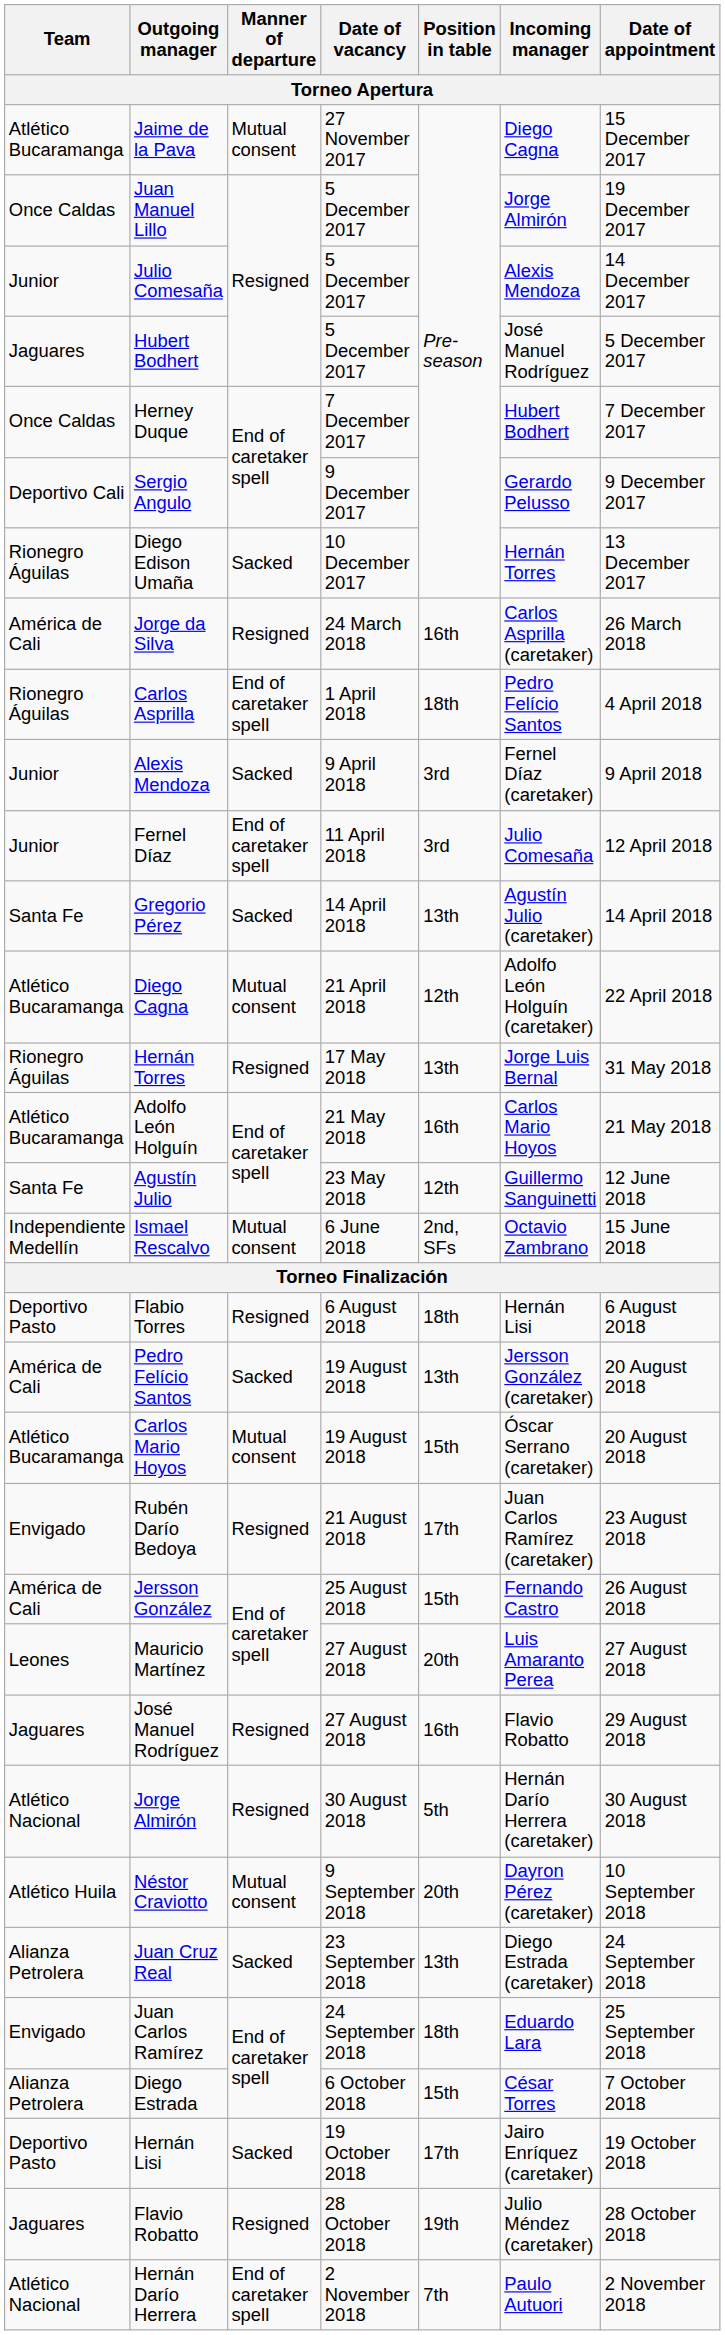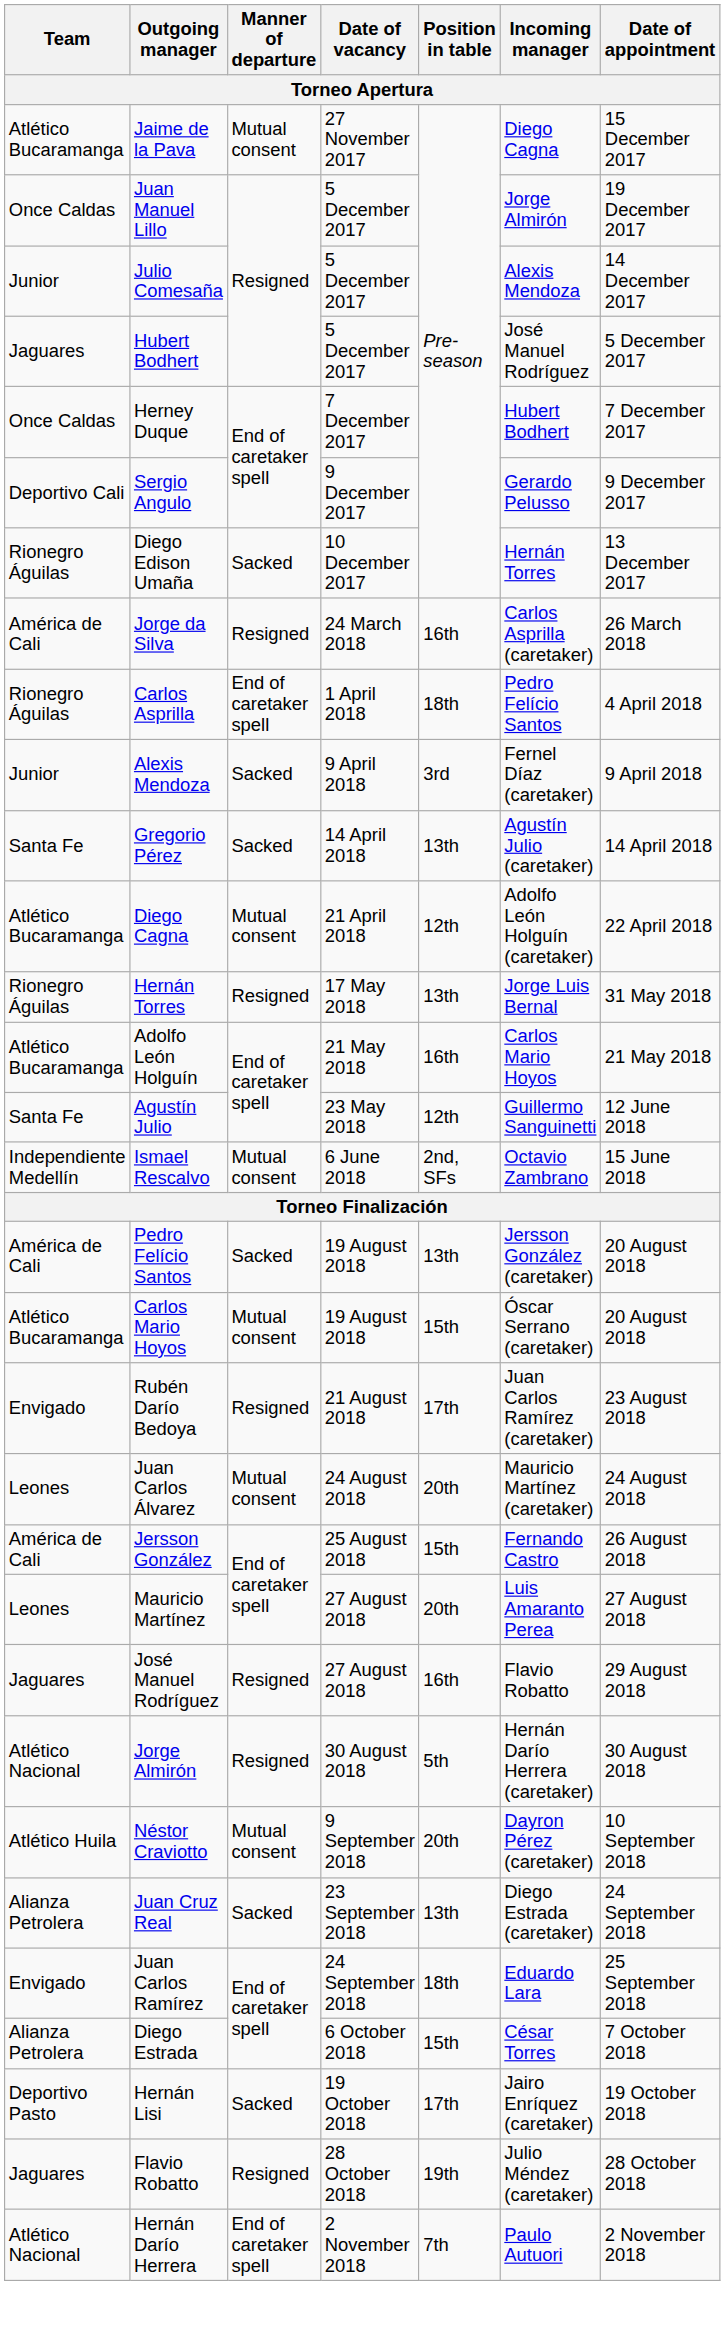- row: (160, 845)
- row: (160, 1316)
+ row: (165, 1489)
